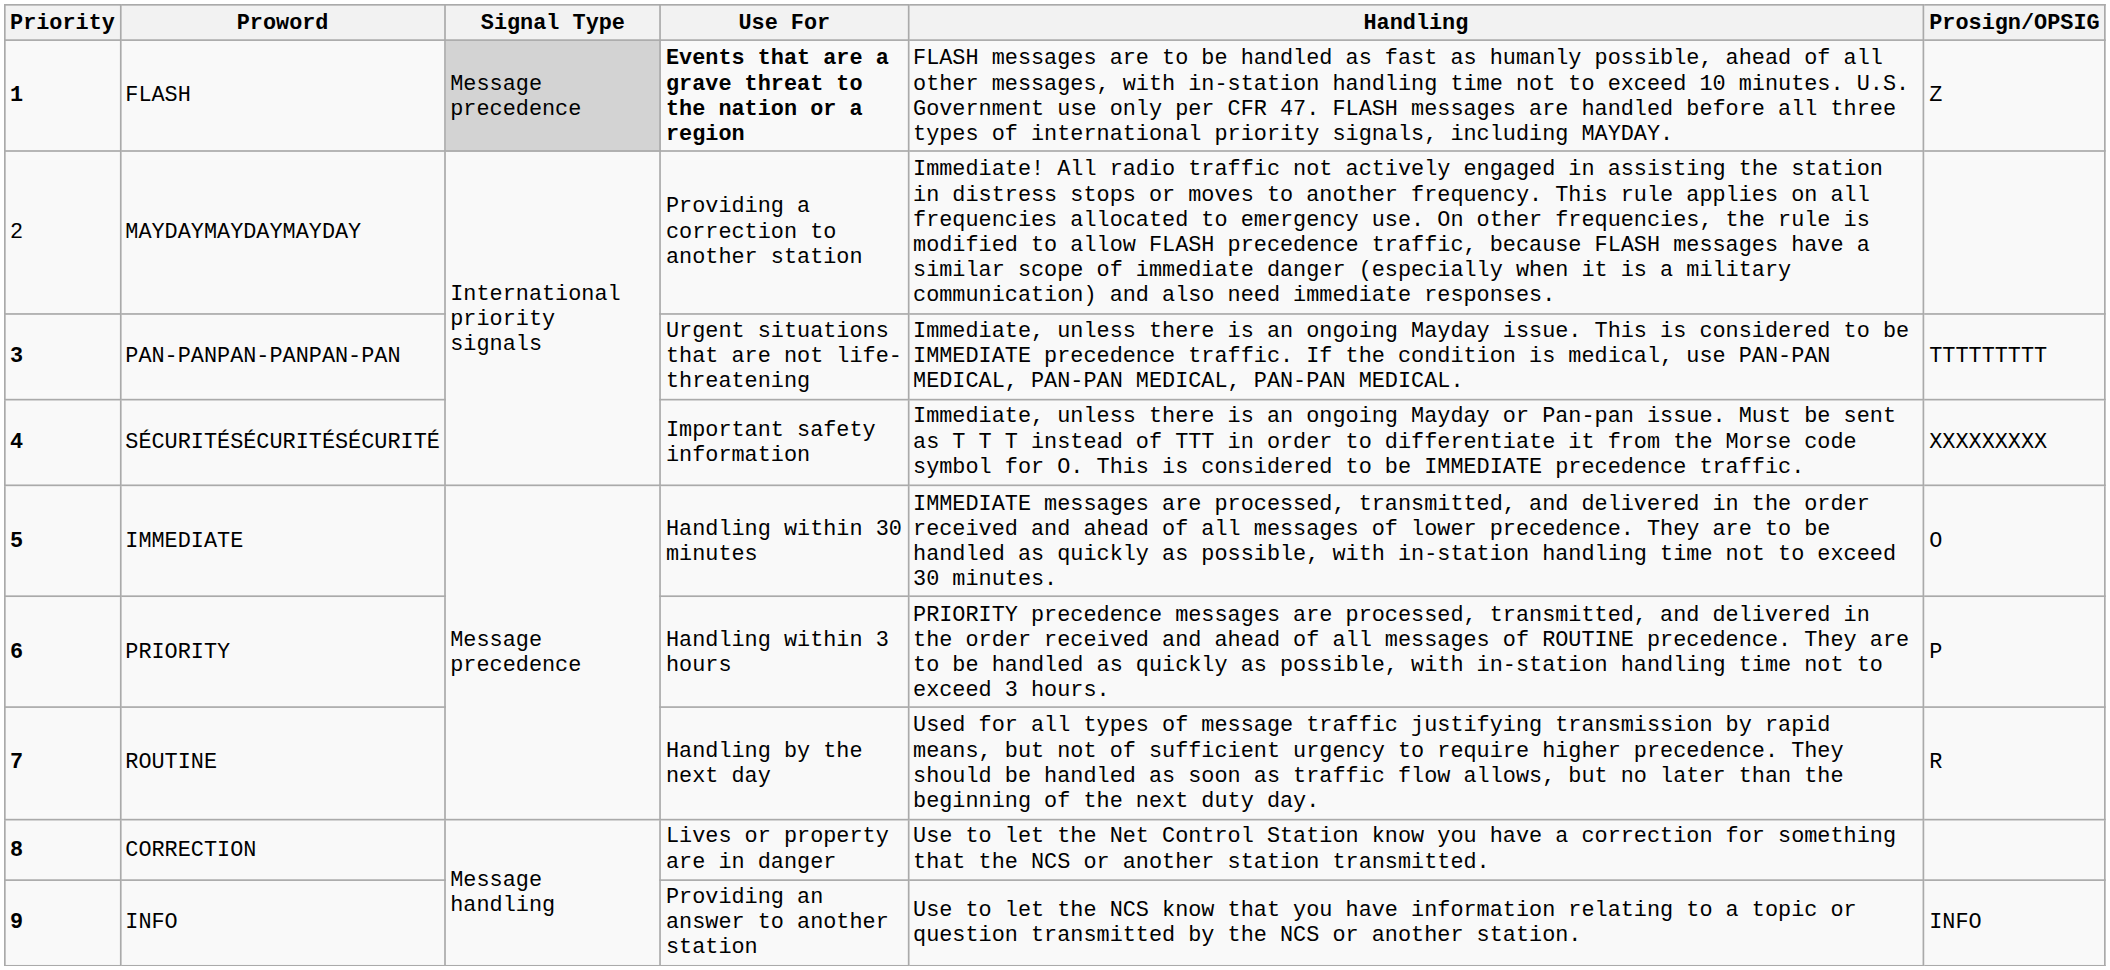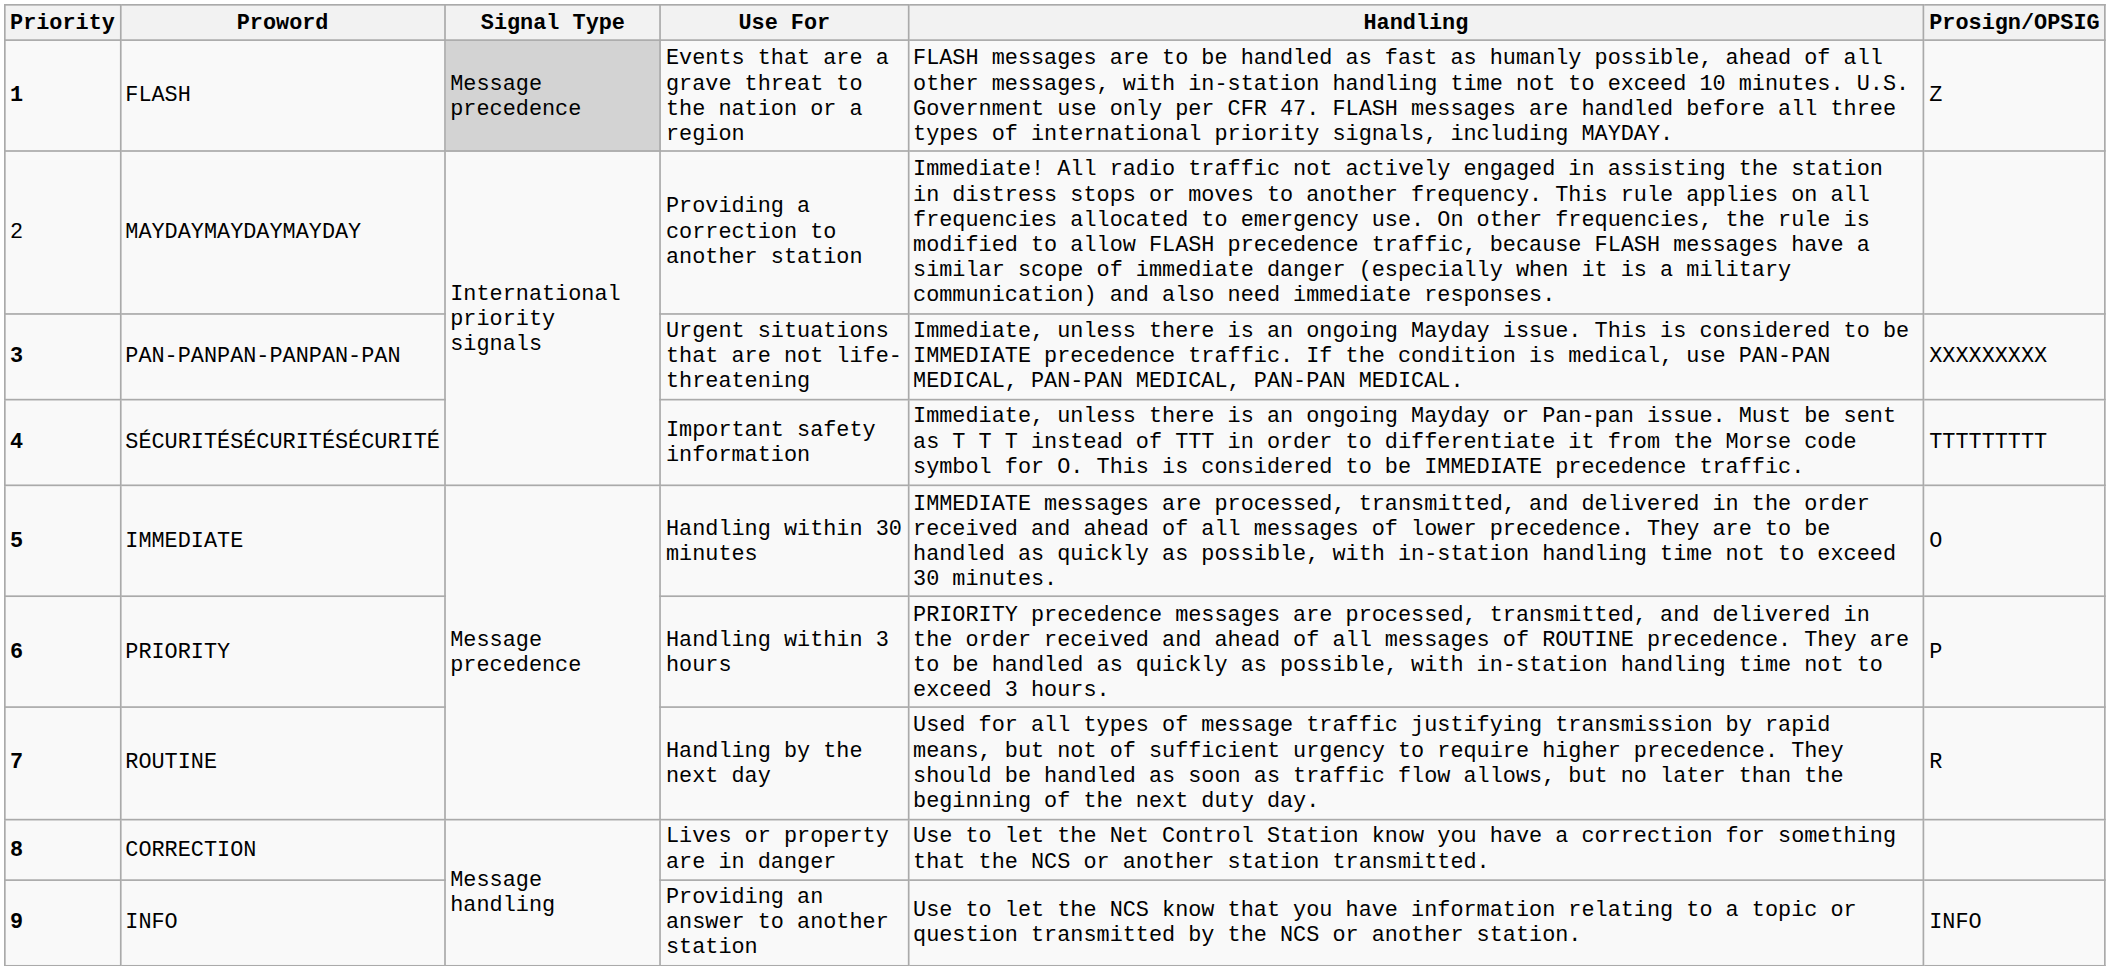(777, 96) bold -> (777, 96) normal
(1988, 356) TTTTTTTTT -> (1988, 356) XXXXXXXXX
(1988, 442) XXXXXXXXX -> (1988, 442) TTTTTTTTT
